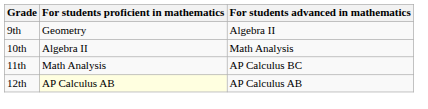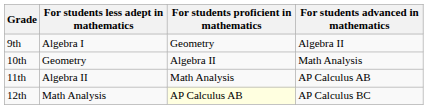+ column: (104, 19)
(266, 65) AP Calculus BC -> (334, 78) AP Calculus AB
(266, 83) AP Calculus AB -> (334, 95) AP Calculus BC
